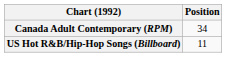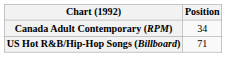(202, 44) 11 -> (202, 44) 71
